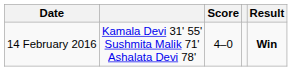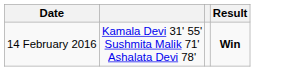- column: (223, 13)
